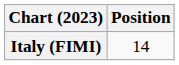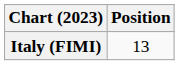(141, 45) 14 -> (141, 45) 13
